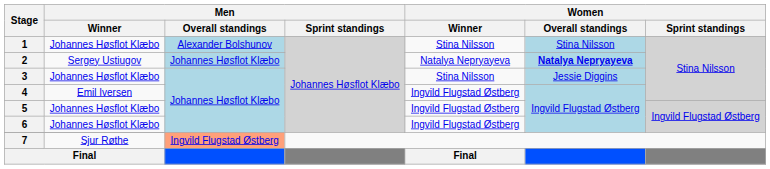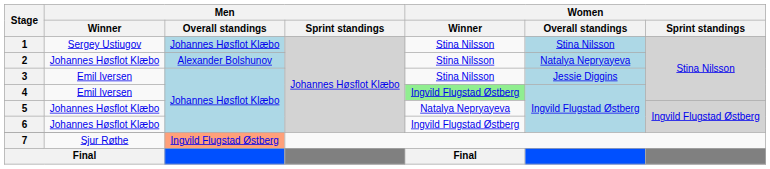(105, 45) Johannes Høsflot Klæbo -> (105, 45) Sergey Ustiugov
(225, 45) Alexander Bolshunov -> (225, 45) Johannes Høsflot Klæbo
(105, 61) Sergey Ustiugov -> (105, 61) Johannes Høsflot Klæbo
(225, 61) Johannes Høsflot Klæbo -> (225, 61) Alexander Bolshunov
(465, 61) Natalya Nepryayeva -> (465, 61) Stina Nilsson
(585, 61) bold -> (585, 61) normal
(105, 77) Johannes Høsflot Klæbo -> (105, 77) Emil Iversen
(465, 93) no background -> (465, 93) lightgreen background
(465, 109) Ingvild Flugstad Østberg -> (465, 109) Natalya Nepryayeva
